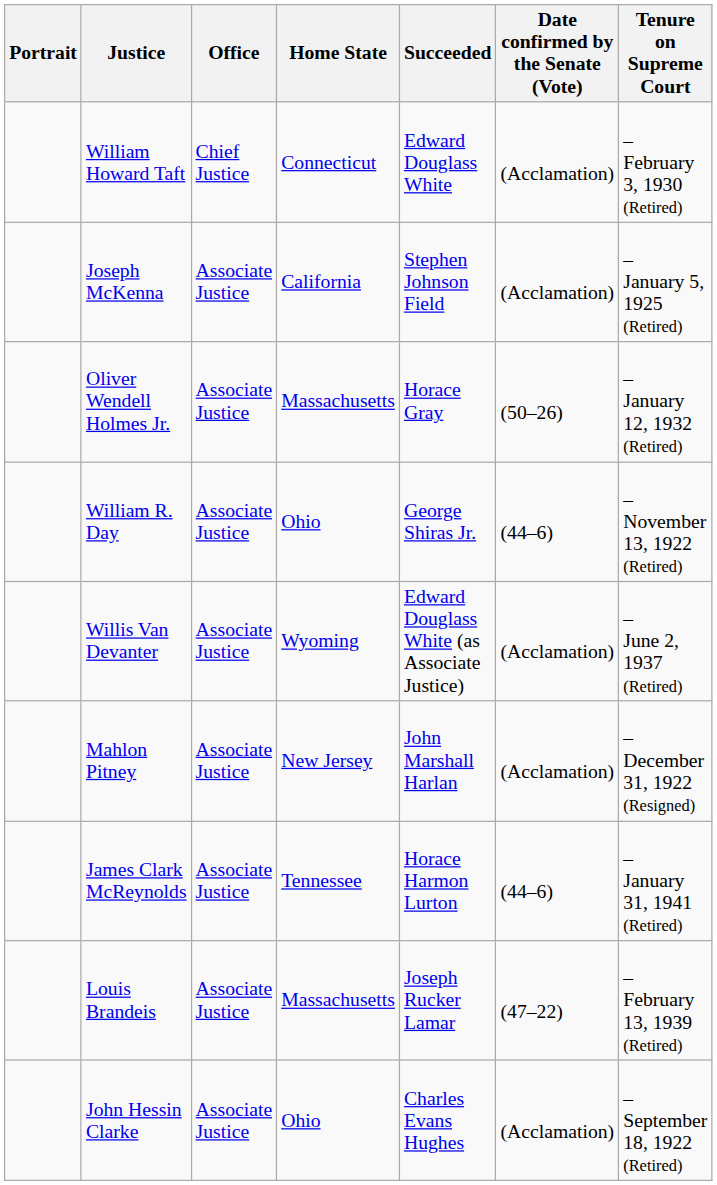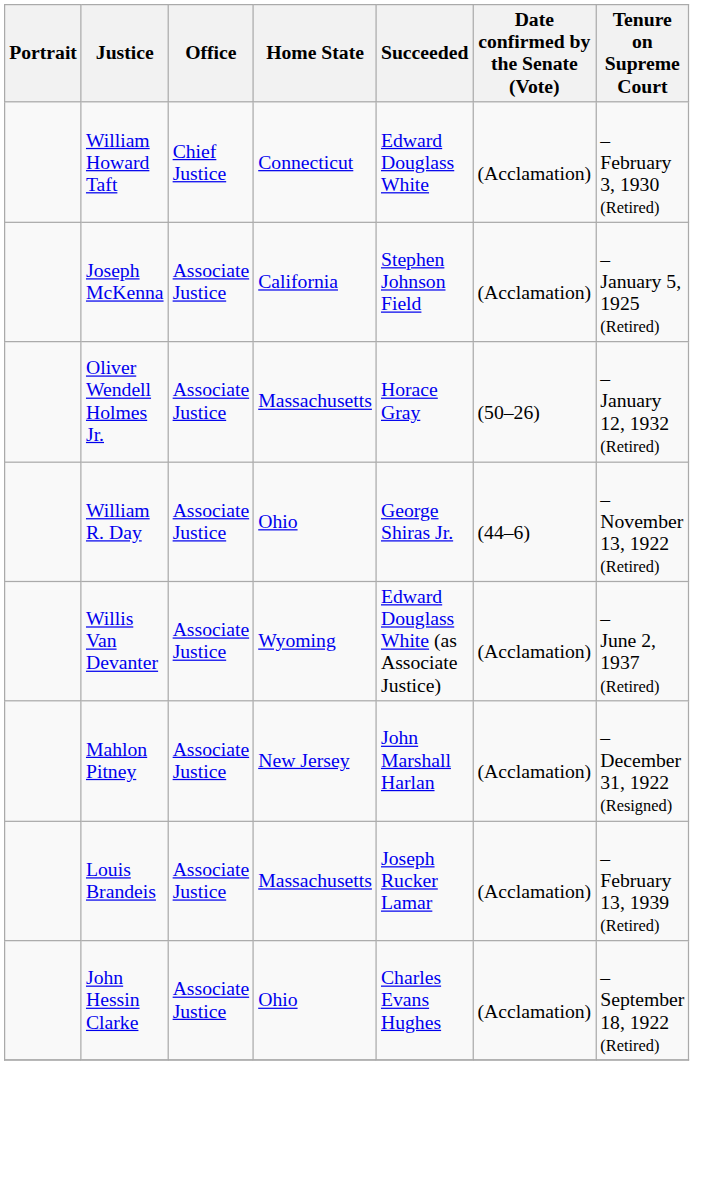- row: (136, 880)
(532, 1011) (47–22) -> (534, 891) (Acclamation)
